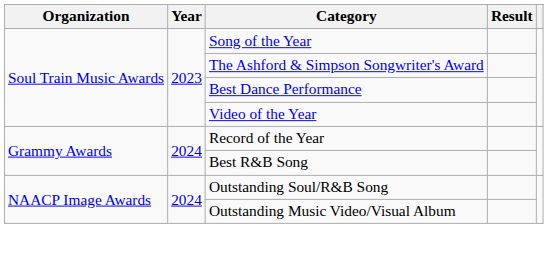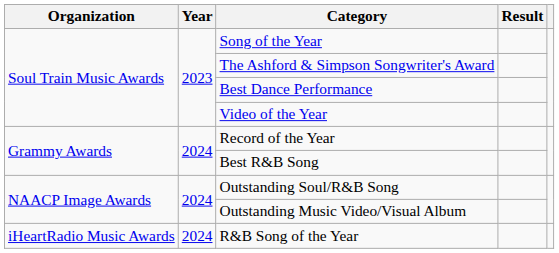+ row: (289, 235)
